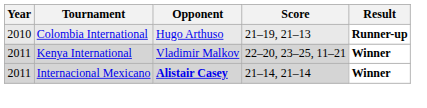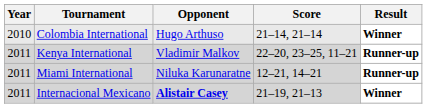(278, 34) 21–19, 21–13 -> (289, 34) 21–14, 21–14
(380, 34) Runner-up -> (382, 34) Winner
(371, 54) Winner -> (391, 54) Runner-up
+ row: (85, 73)
(278, 73) 21–14, 21–14 -> (289, 93) 21–19, 21–13
